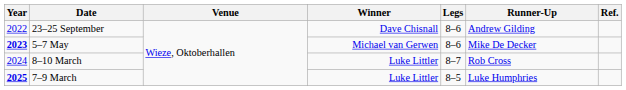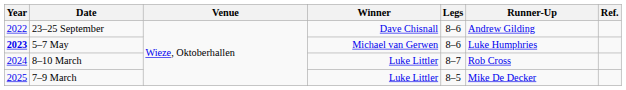(502, 45) Mike De Decker -> (503, 45) Luke Humphries
(17, 77) bold -> (17, 77) normal
(503, 77) Luke Humphries -> (502, 77) Mike De Decker
